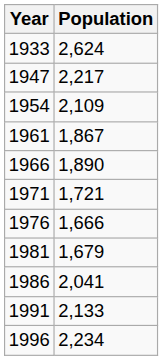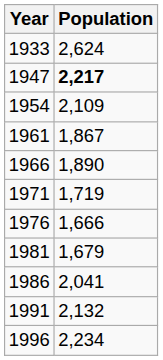(81, 77) normal -> (81, 77) bold
(81, 194) 1,721 -> (81, 194) 1,719
(81, 310) 2,133 -> (81, 310) 2,132
